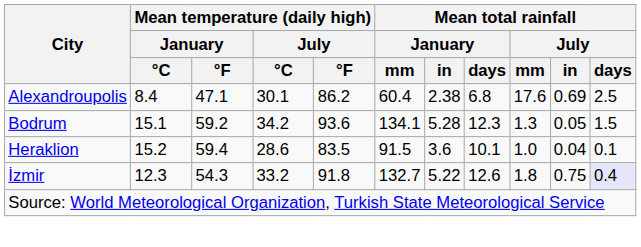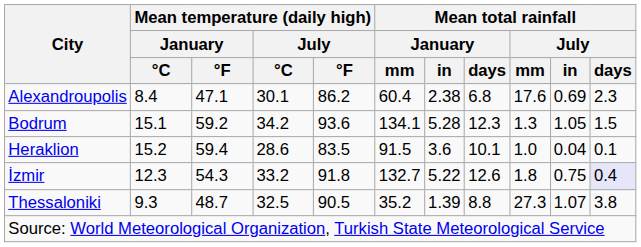(605, 96) 2.5 -> (605, 96) 2.3
(570, 123) 0.05 -> (570, 123) 1.05
+ row: (55, 202)
